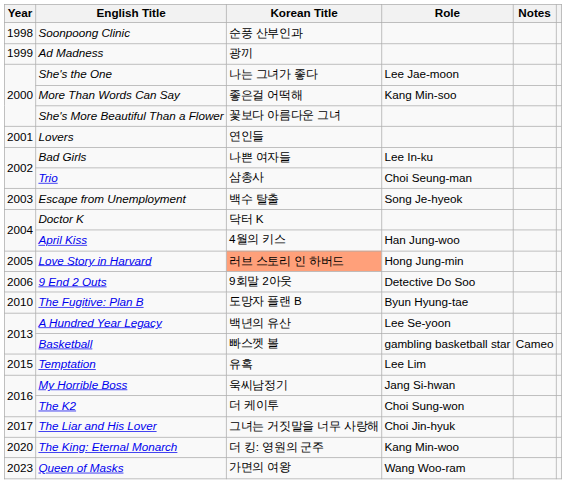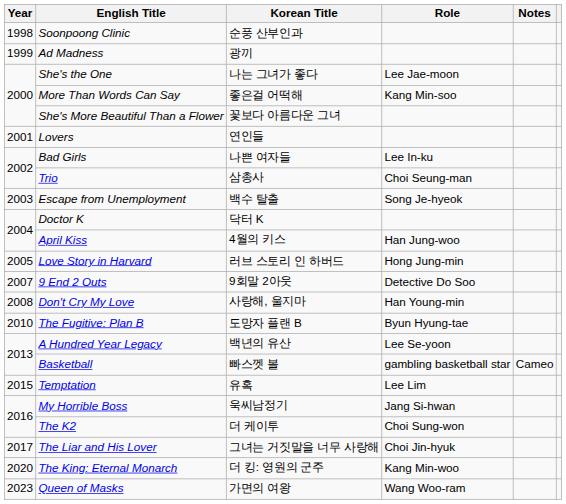(287, 260) lightsalmon background -> (287, 260) no background
(20, 281) 2006 -> (20, 281) 2007
+ row: (86, 302)
